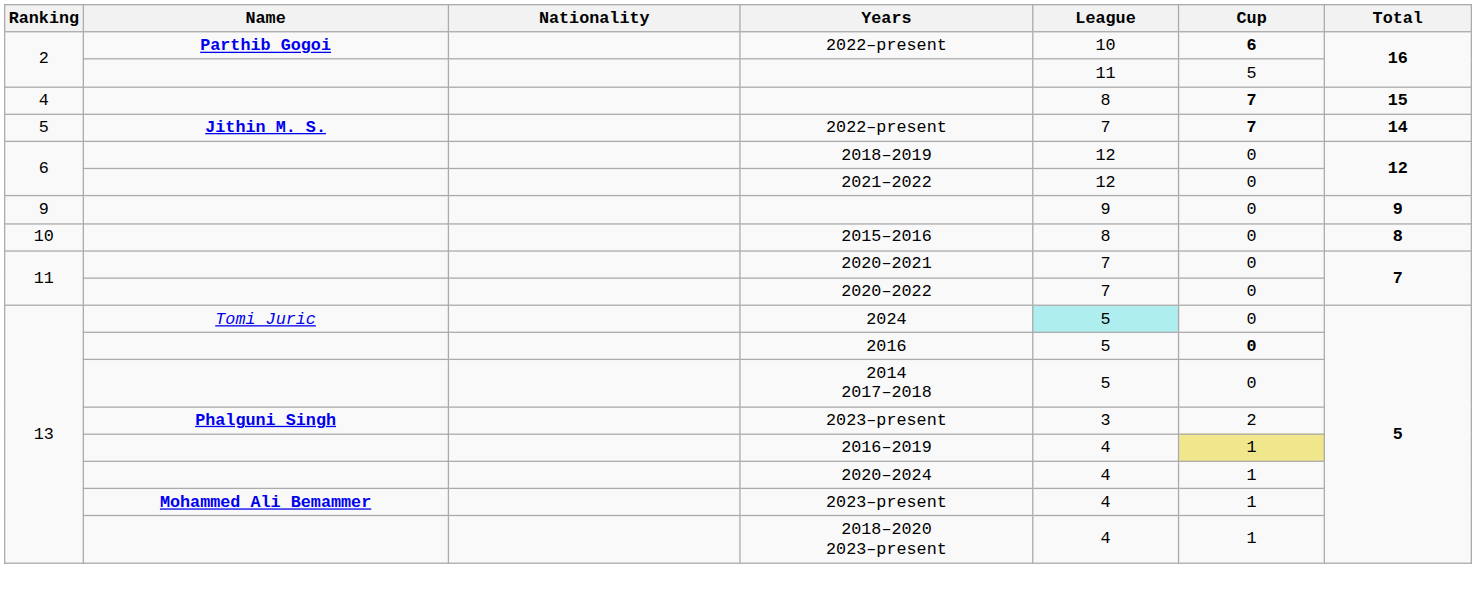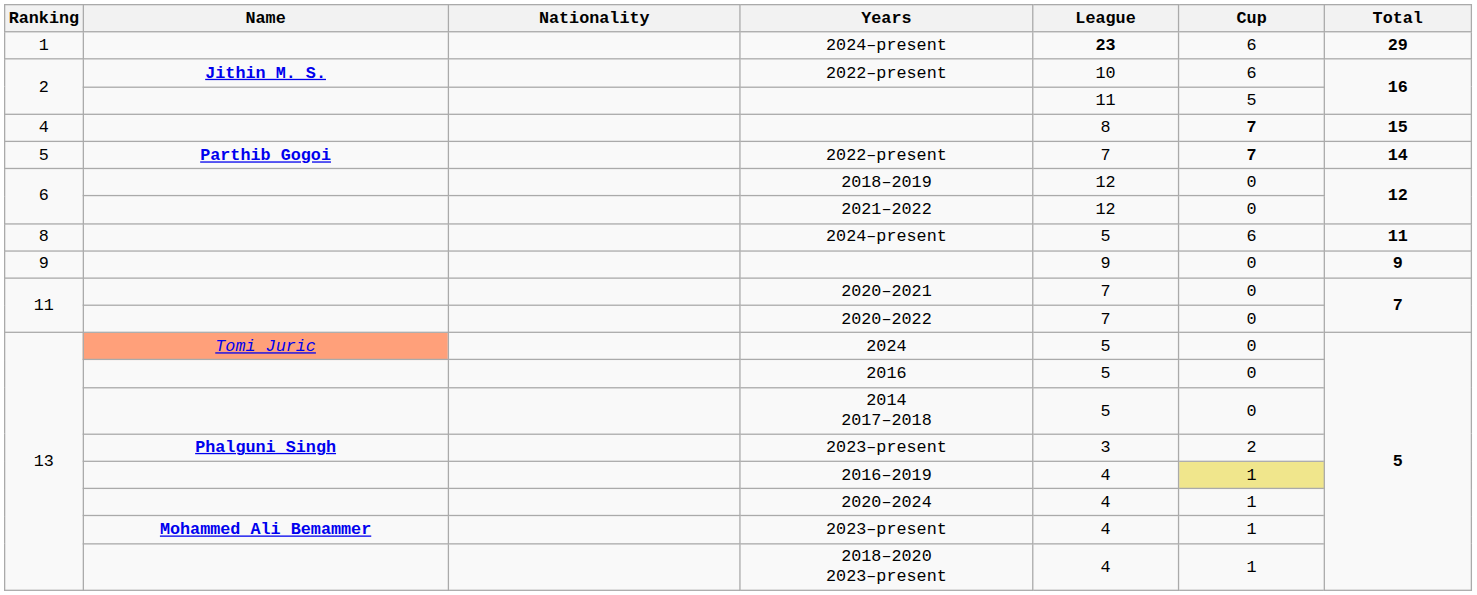+ row: (44, 46)
(266, 46) Parthib Gogoi -> (266, 73) Jithin M. S.
(1252, 46) bold -> (1252, 73) normal
(266, 128) Jithin M. S. -> (266, 155) Parthib Gogoi
+ row: (44, 237)
- row: (44, 237)
(266, 319) no background -> (266, 346) lightsalmon background
(1106, 319) paleturquoise background -> (1106, 346) no background
(1252, 346) bold -> (1252, 374) normal
